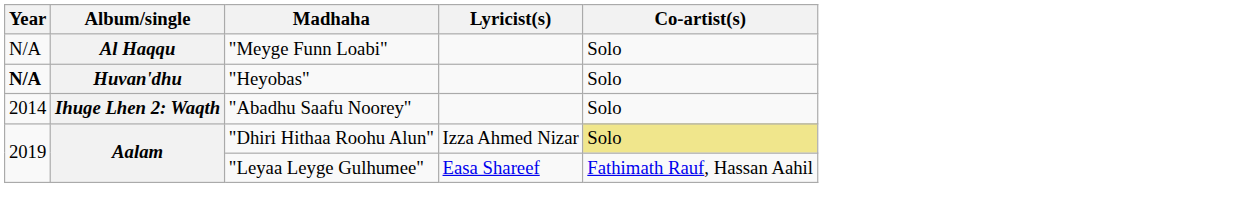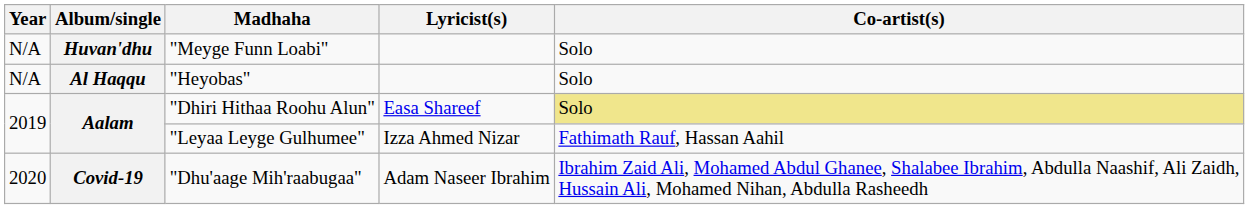(138, 49) Al Haqqu -> (108, 49) Huvan'dhu
(25, 78) bold -> (25, 78) normal
(138, 78) Huvan'dhu -> (108, 78) Al Haqqu
- row: (320, 108)
(511, 138) Izza Ahmed Nizar -> (432, 108) Easa Shareef
(491, 167) Easa Shareef -> (451, 138) Izza Ahmed Nizar
+ row: (266, 178)
